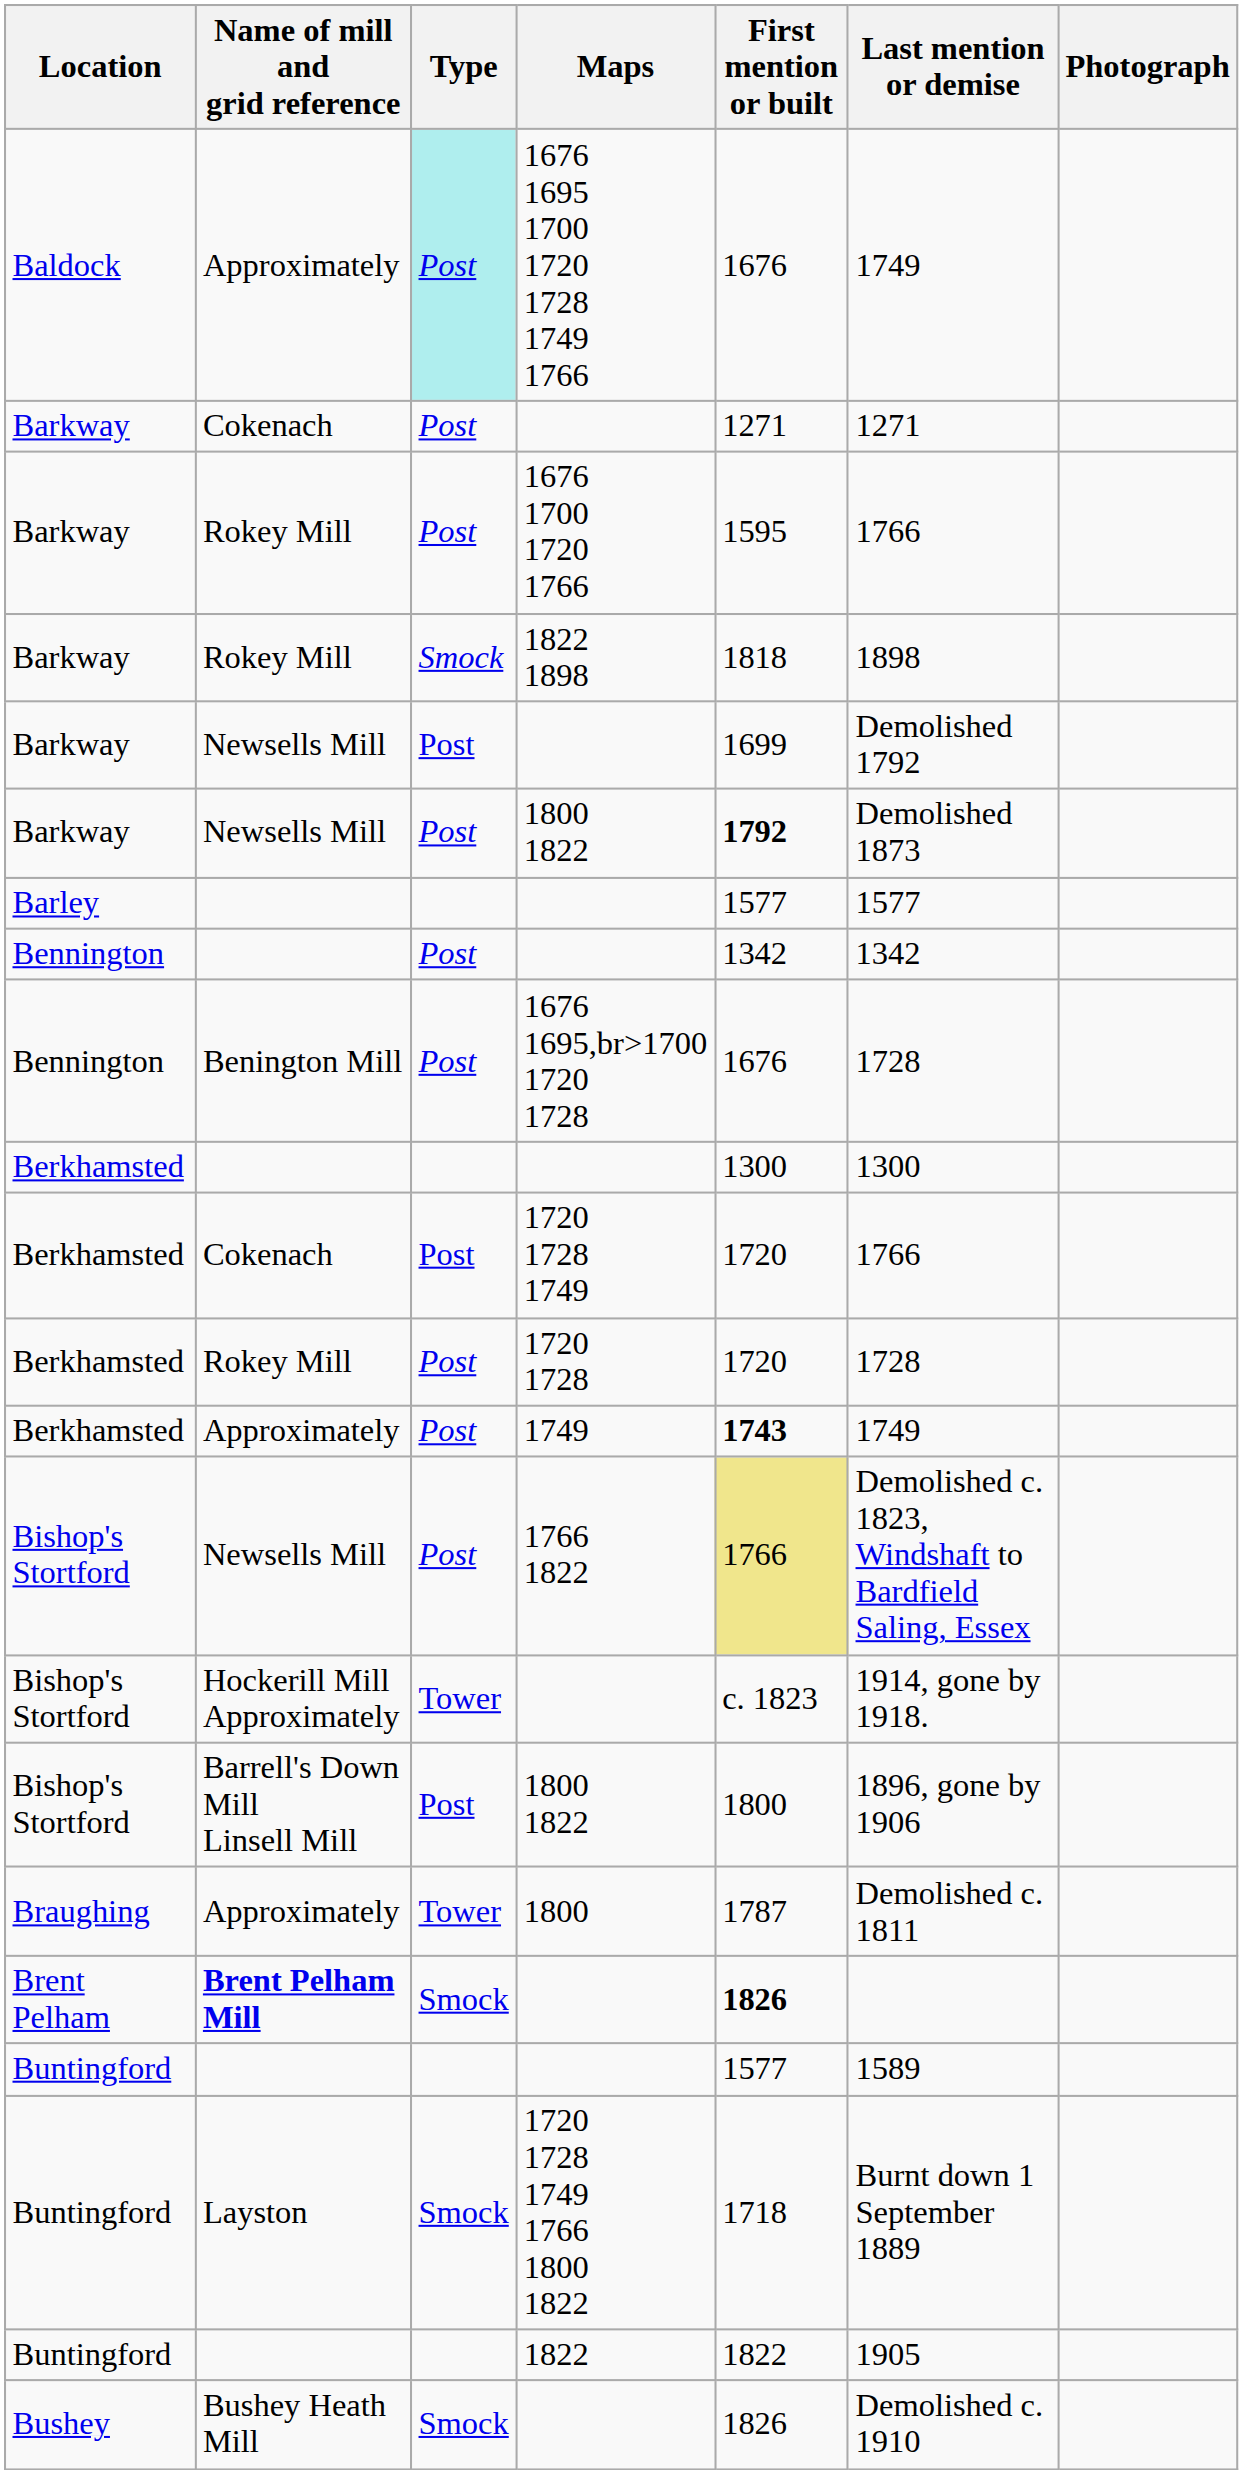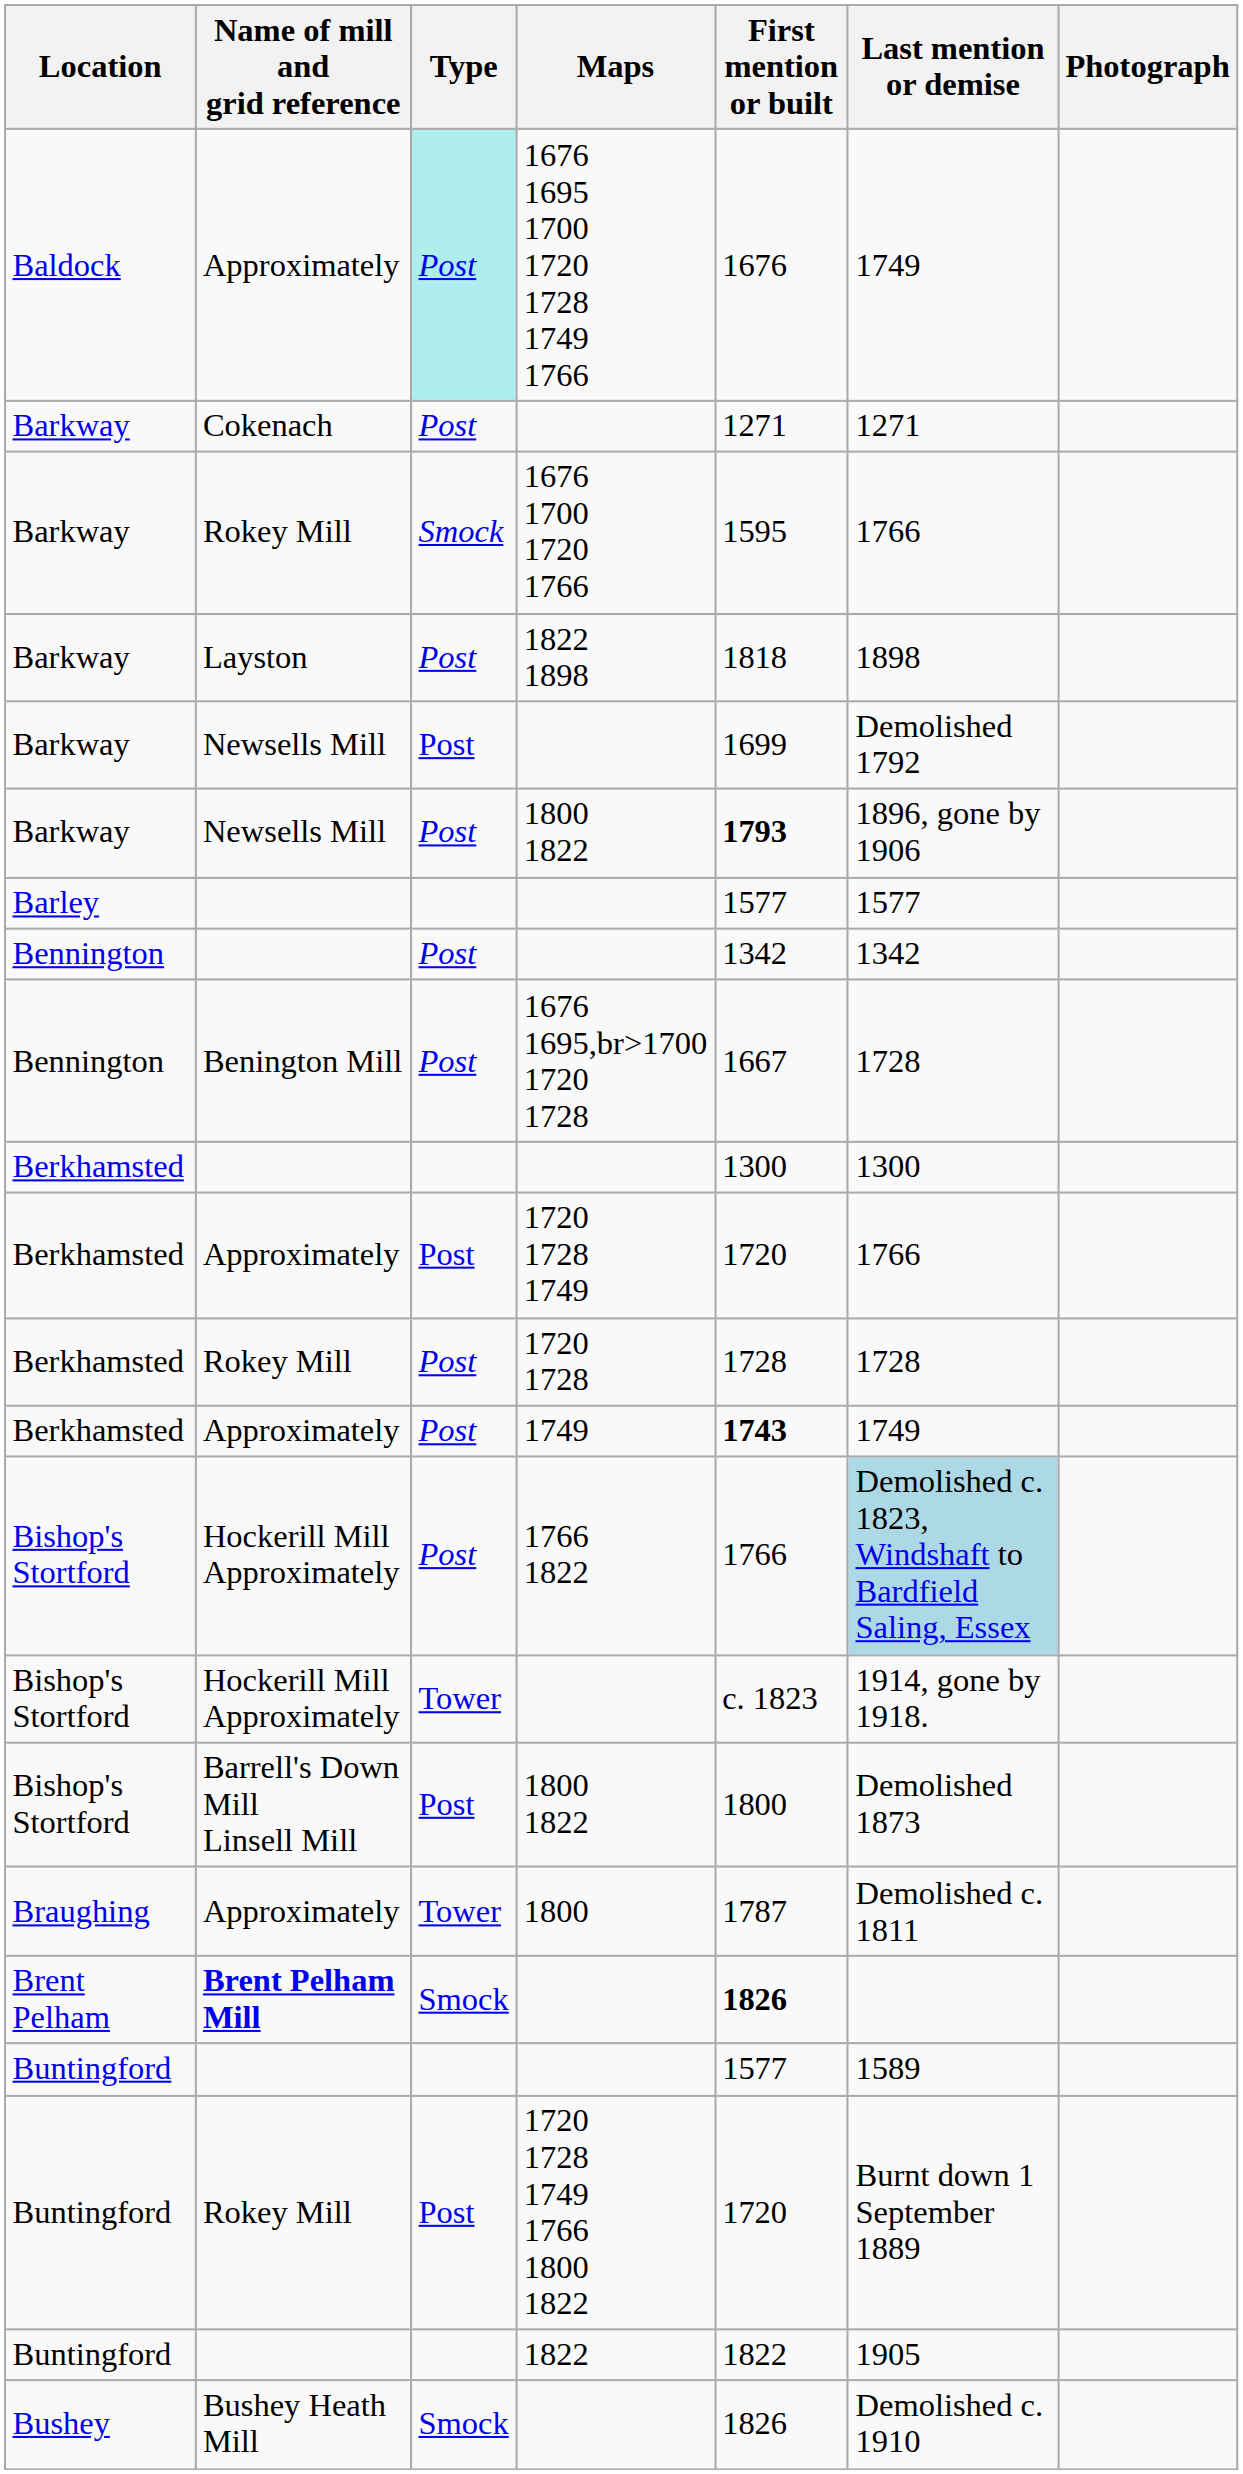(447, 531) Post -> (461, 531) Smock
(277, 656) Rokey Mill -> (255, 656) Layston
(461, 656) Smock -> (447, 656) Post
(755, 832) 1792 -> (755, 832) 1793
(934, 832) Demolished 1873 -> (948, 832) 1896, gone by 1906
(755, 1060) 1676 -> (755, 1060) 1667
(268, 1254) Cokenach -> (301, 1254) Approximately
(755, 1360) 1720 -> (755, 1360) 1728
(294, 1555) Newsells Mill -> (301, 1555) Hockerill Mill Approximately
(755, 1555) khaki background -> (755, 1555) no background
(949, 1555) no background -> (949, 1555) lightblue background
(948, 1804) 1896, gone by 1906 -> (934, 1804) Demolished 1873
(255, 2211) Layston -> (277, 2211) Rokey Mill
(464, 2211) Smock -> (447, 2211) Post
(755, 2211) 1718 -> (755, 2211) 1720
